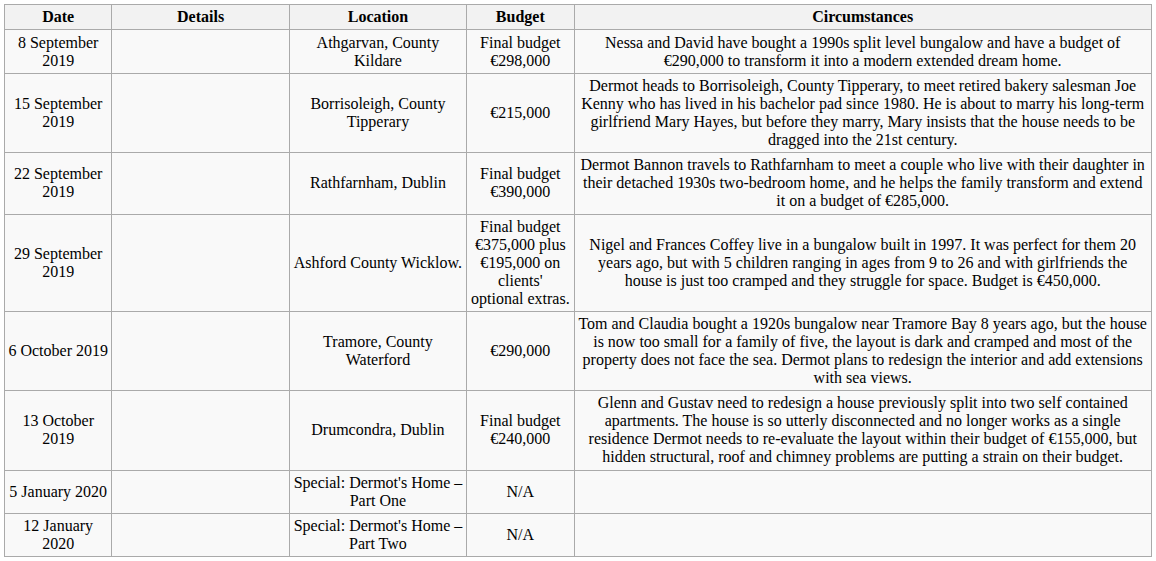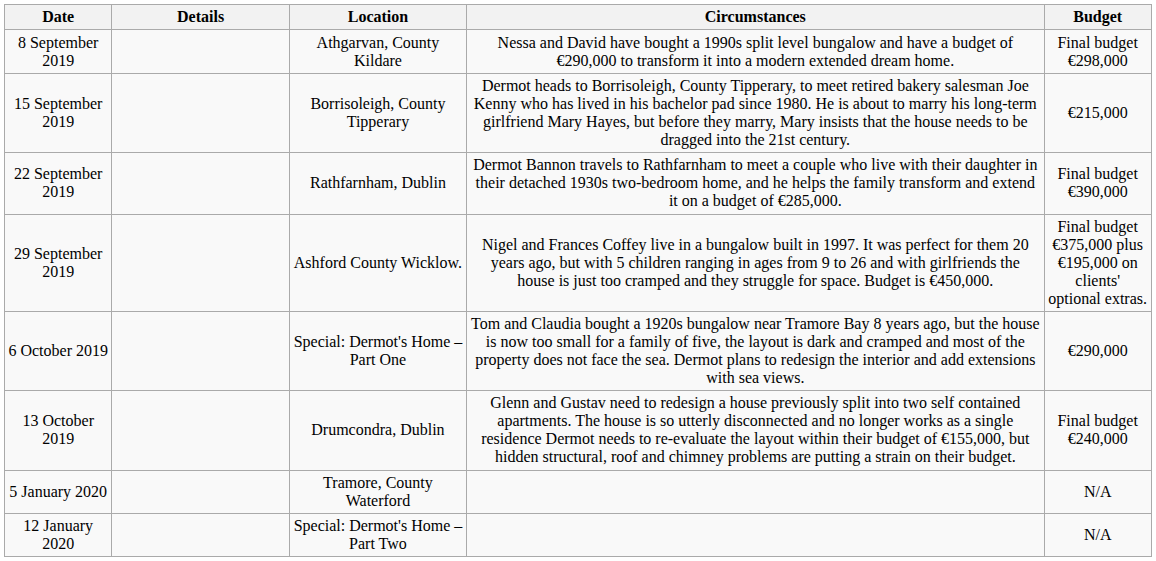columns swapped: (520, 17) <-> (863, 17)
(378, 351) Tramore, County Waterford -> (378, 351) Special: Dermot's Home – Part One
(378, 491) Special: Dermot's Home – Part One -> (378, 491) Tramore, County Waterford
